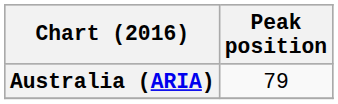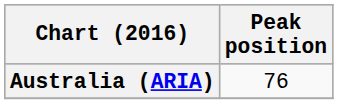(276, 82) 79 -> (276, 82) 76
